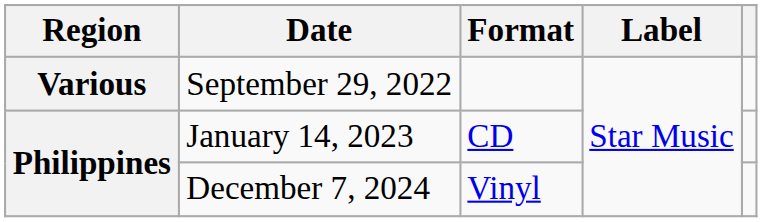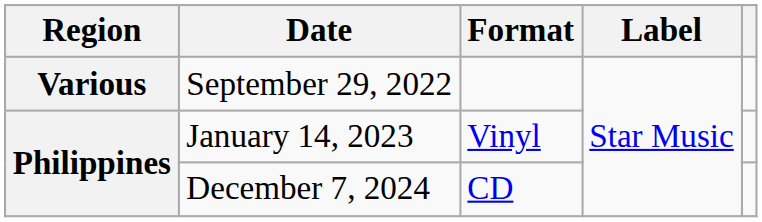(490, 135) CD -> (504, 135) Vinyl
(504, 188) Vinyl -> (490, 188) CD
